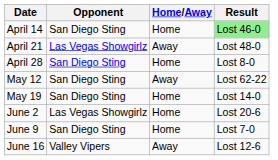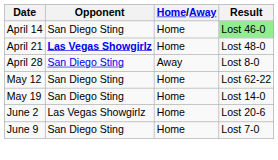(98, 46) normal -> (100, 46) bold
(165, 46) Away -> (171, 46) Home
(166, 63) Home -> (170, 63) Away
(165, 79) Away -> (171, 79) Home
- row: (26, 146)
